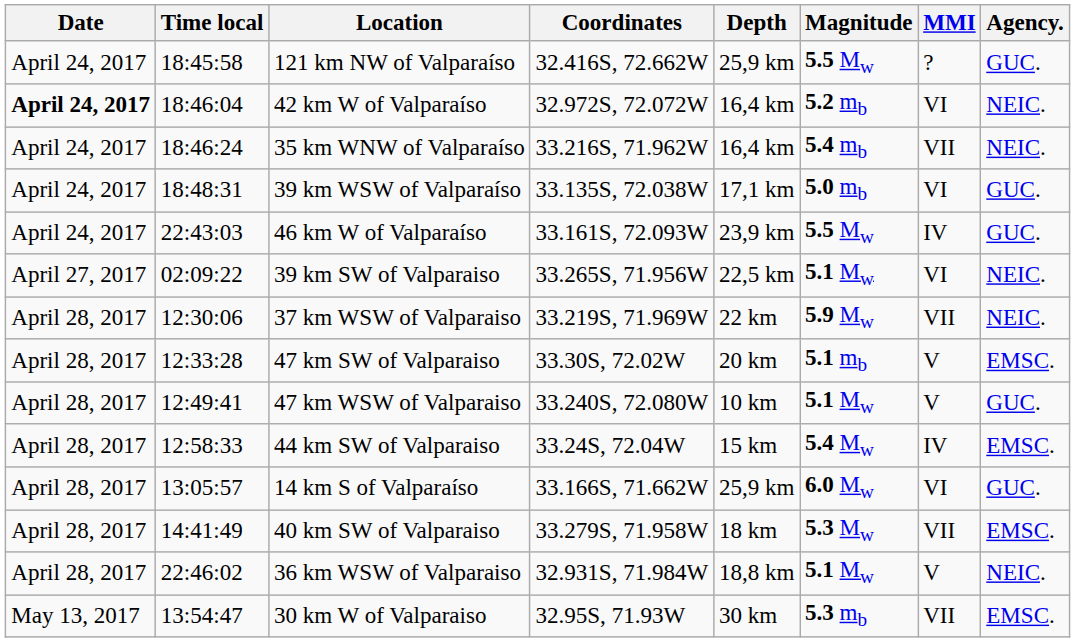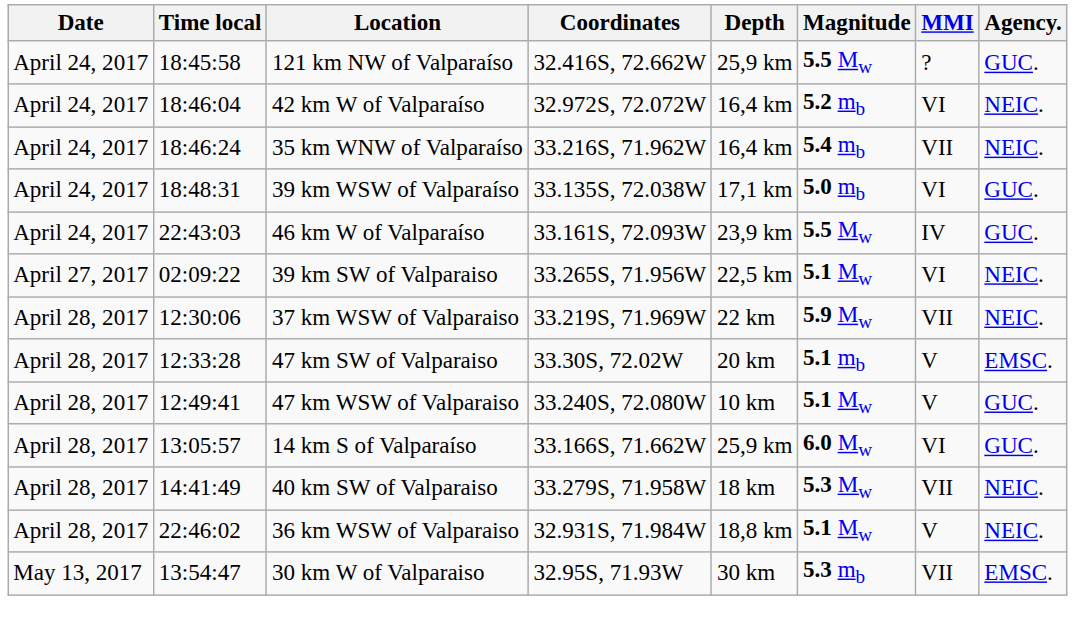(81, 104) bold -> (81, 104) normal
- row: (387, 445)
(1021, 530) EMSC. -> (1014, 488) NEIC.
